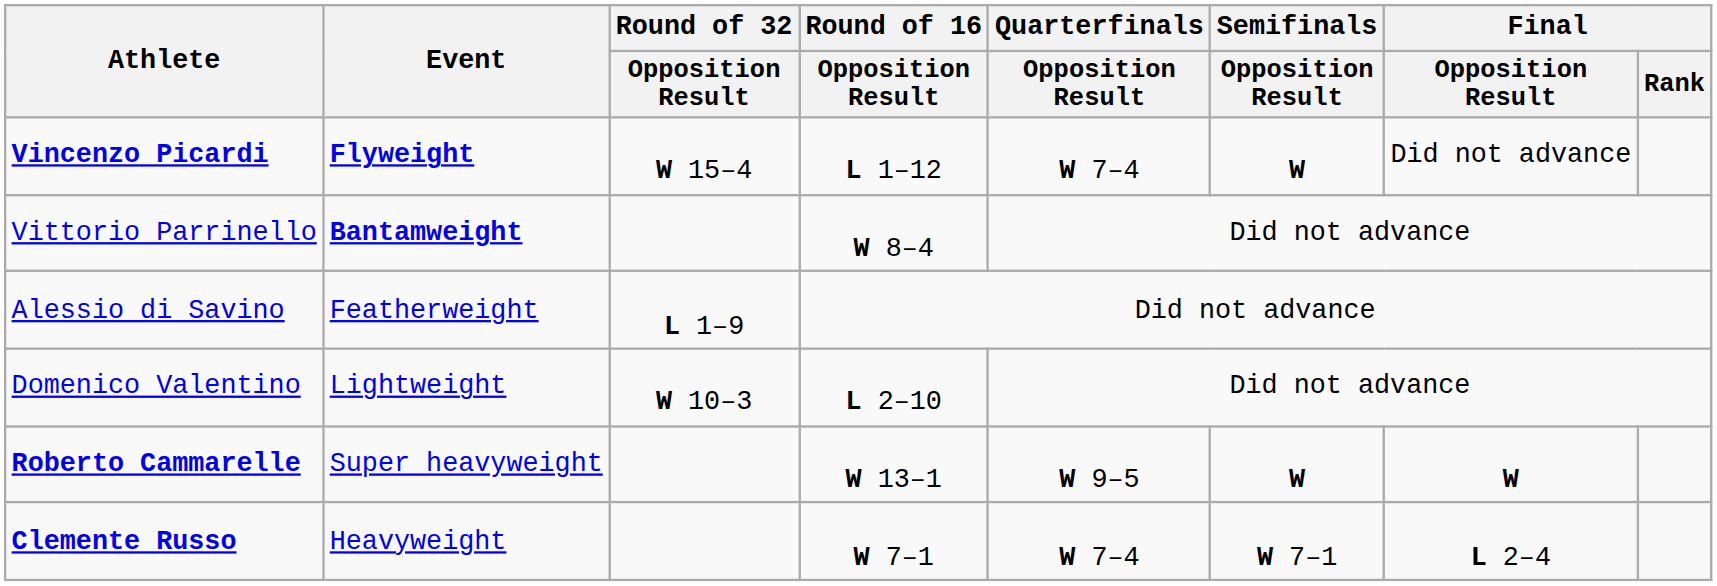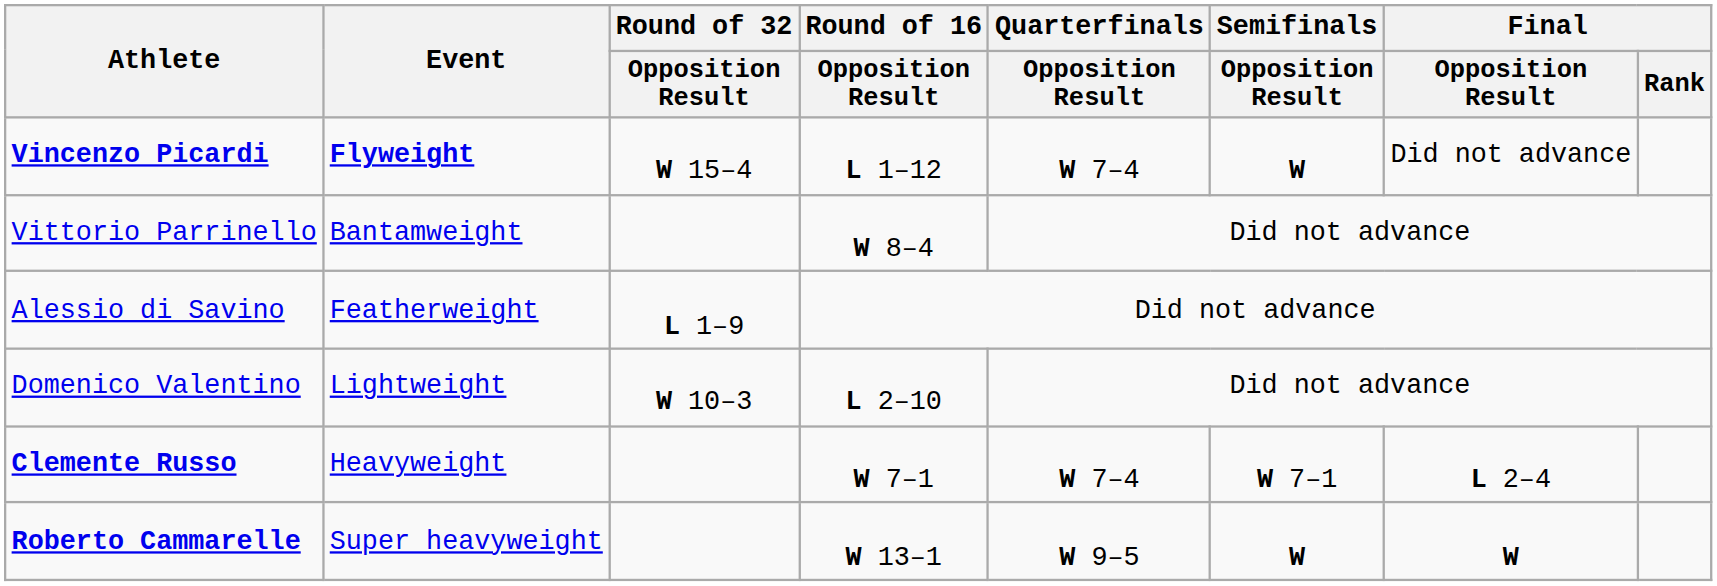(426, 233) bold -> (426, 233) normal
rows swapped: (124, 541) <-> (156, 464)
